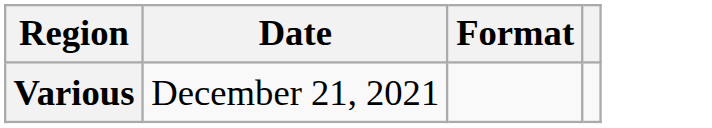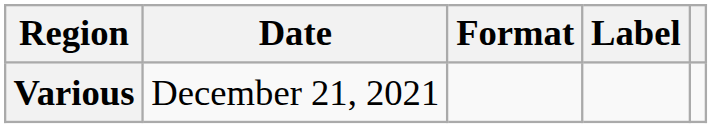+ column: (636, 33)
